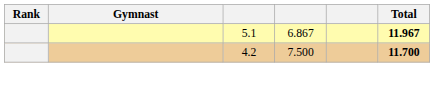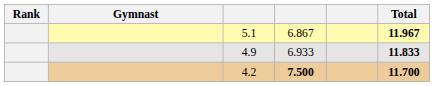+ row: (249, 52)
(301, 52) normal -> (301, 72) bold
